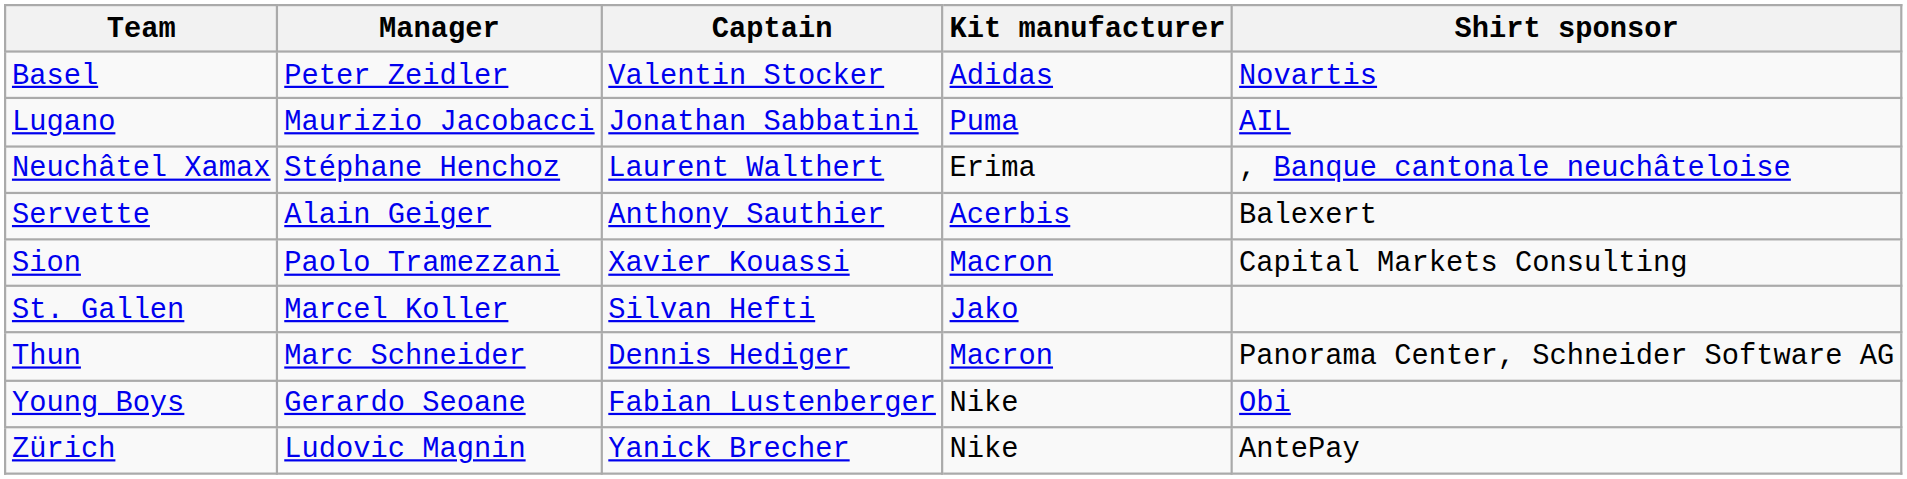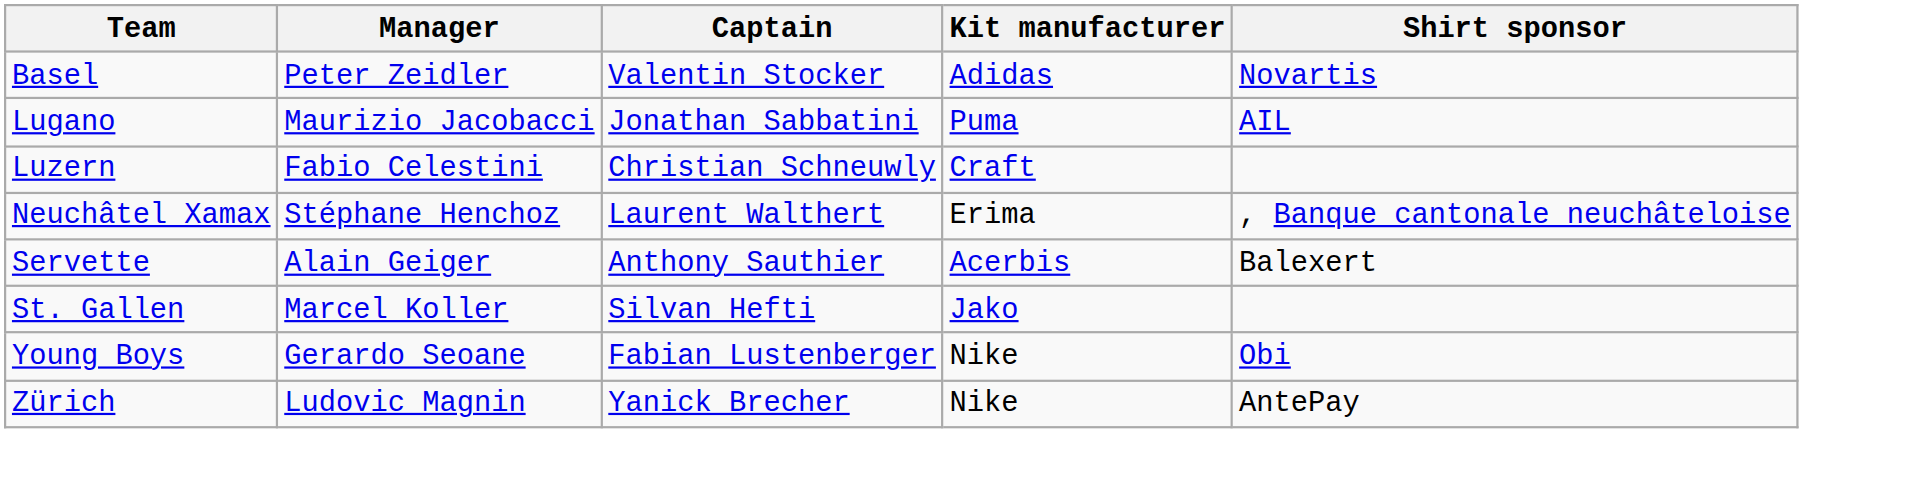+ row: (64, 169)
- row: (46, 263)
- row: (46, 356)
